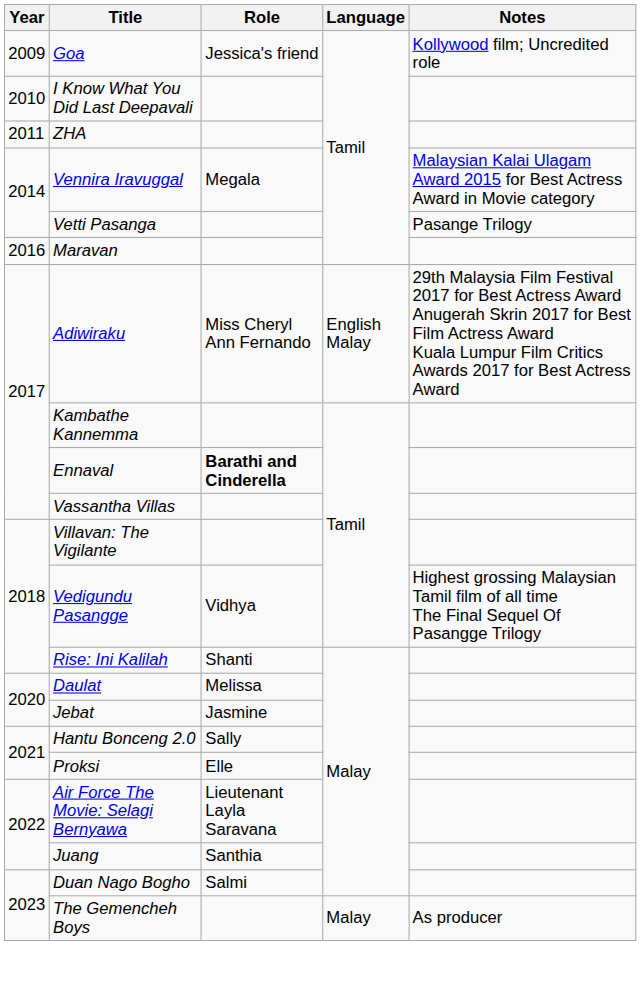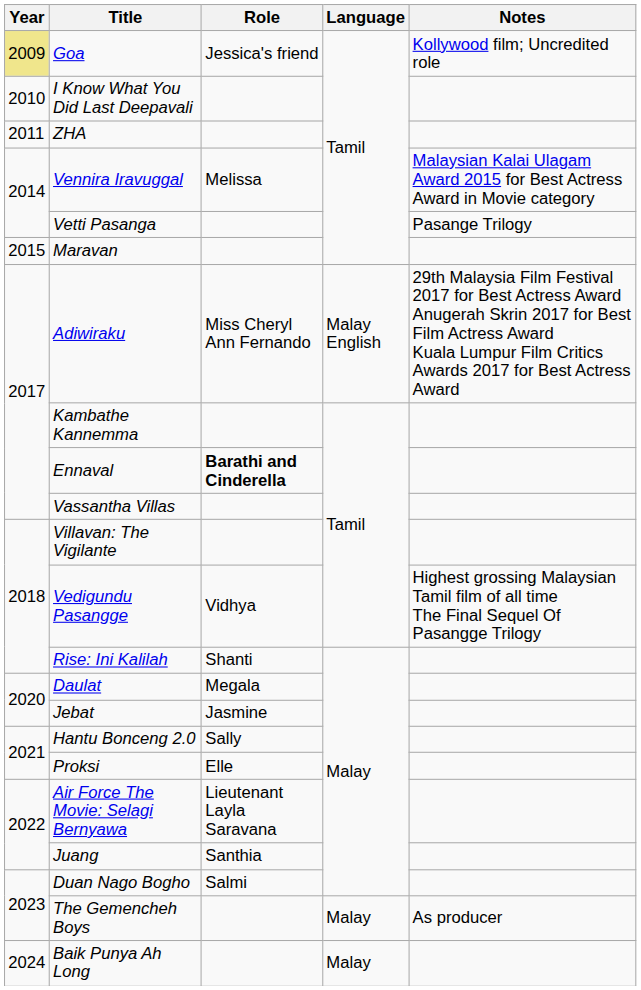(27, 53) no background -> (27, 53) khaki background
(233, 179) Megala -> (234, 179) Melissa
(27, 250) 2016 -> (27, 250) 2015
(354, 333) English Malay -> (354, 333) Malay English
(234, 686) Melissa -> (233, 686) Megala
+ row: (107, 963)
